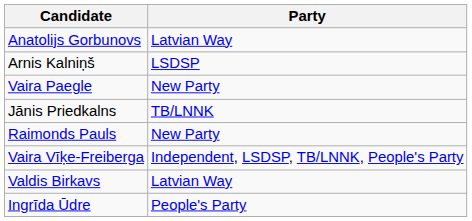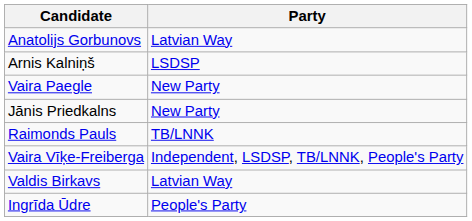(182, 110) TB/LNNK -> (185, 110) New Party
(185, 134) New Party -> (182, 134) TB/LNNK
